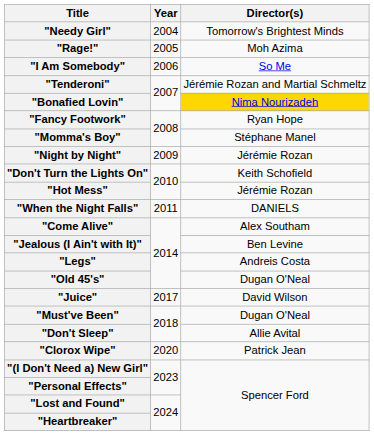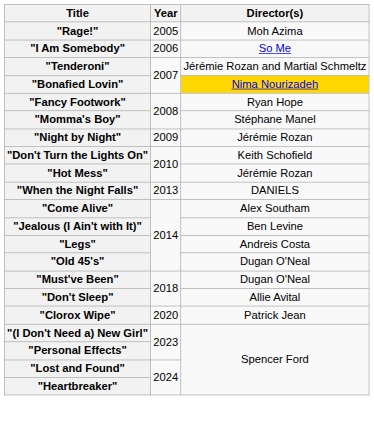- row: (78, 31)
(166, 208) 2011 -> (166, 191) 2013
- row: (78, 297)
